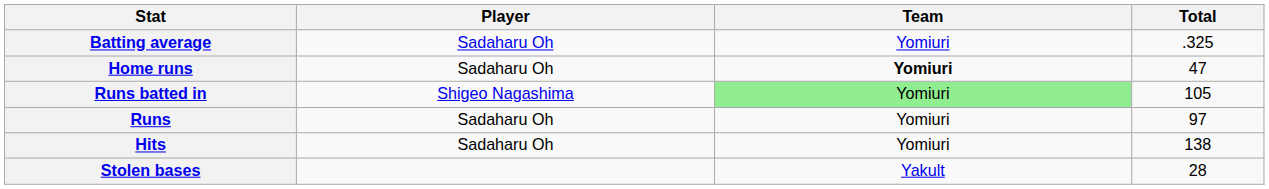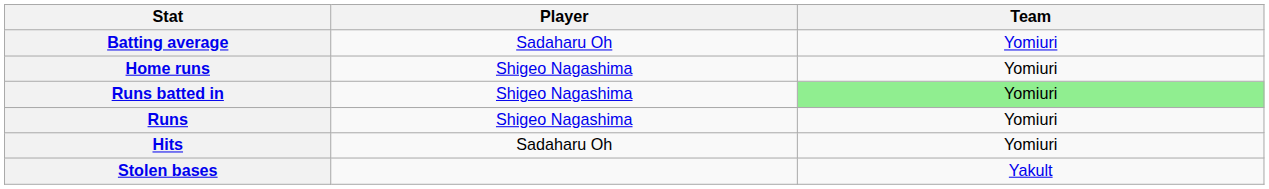- column: (1198, 17)
(505, 68) Sadaharu Oh -> (564, 68) Shigeo Nagashima
(923, 68) bold -> (1031, 68) normal
(505, 119) Sadaharu Oh -> (564, 119) Shigeo Nagashima
